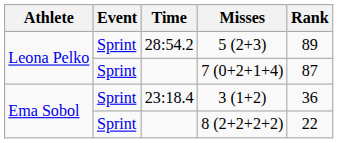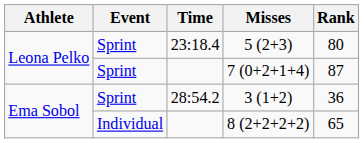(169, 44) 28:54.2 -> (195, 44) 23:18.4
(310, 44) 89 -> (336, 44) 80
(169, 97) 23:18.4 -> (195, 97) 28:54.2
(117, 124) Sprint -> (130, 124) Individual
(310, 124) 22 -> (336, 124) 65
